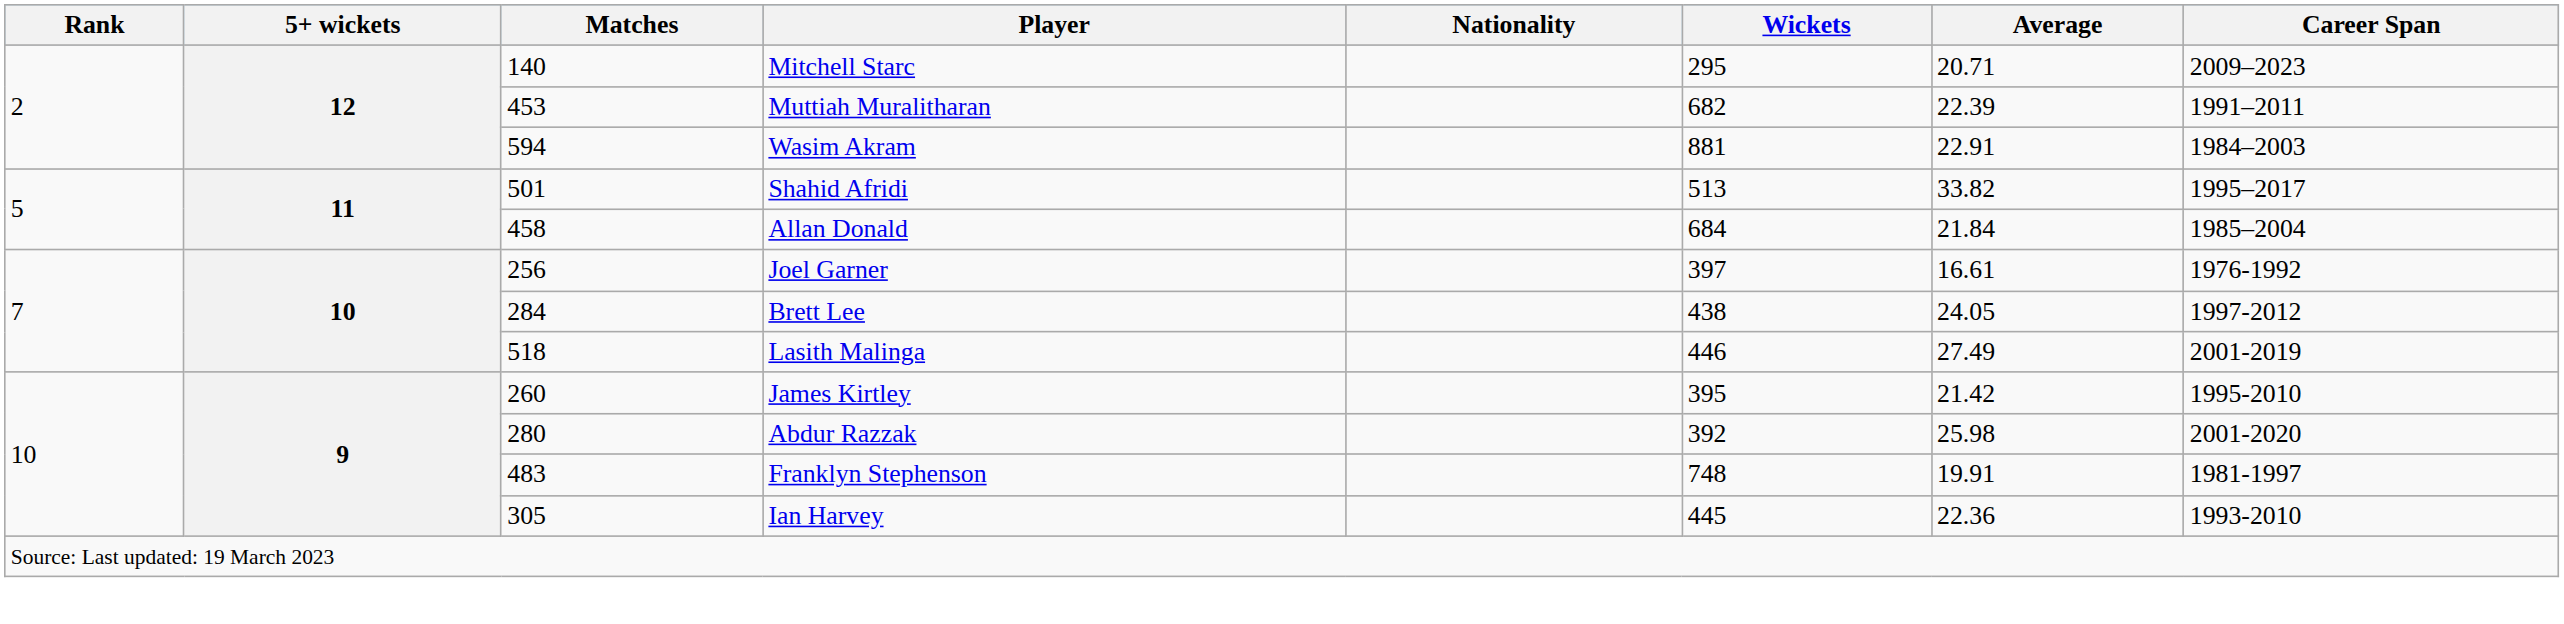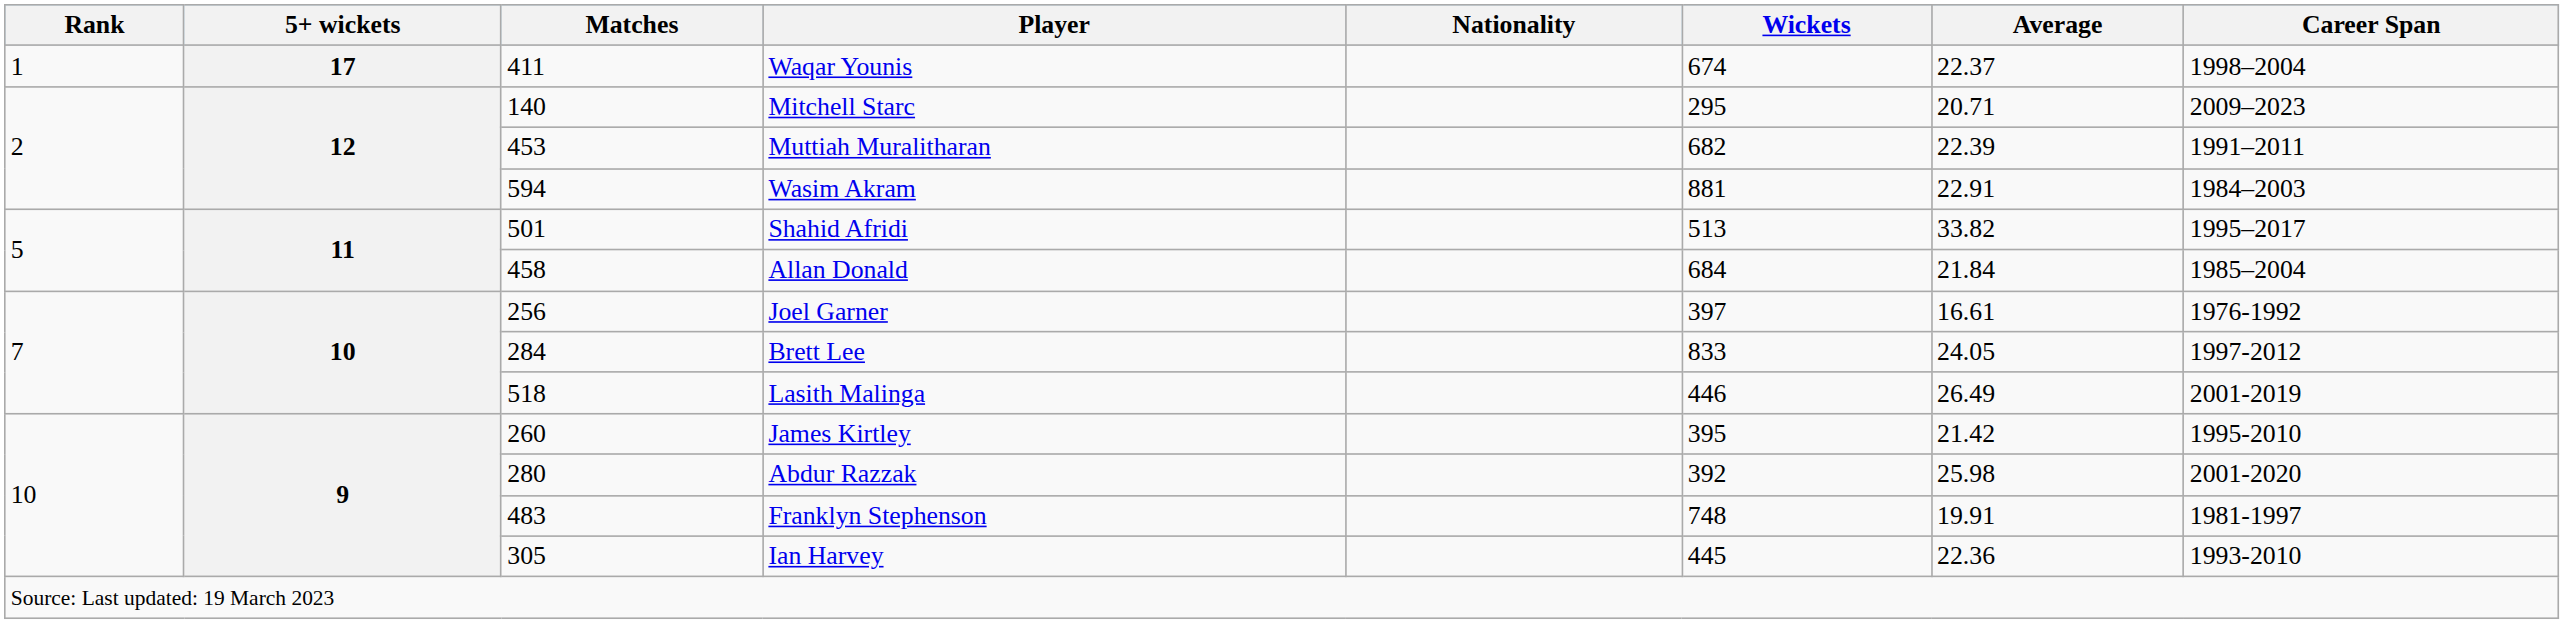+ row: (840, 65)
(1707, 310) 438 -> (1707, 351) 833
(1966, 351) 27.49 -> (1966, 392) 26.49
